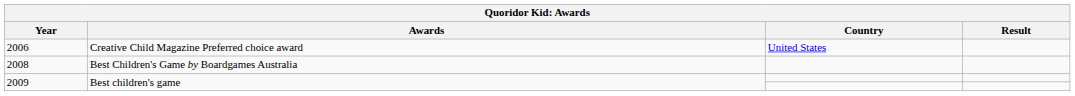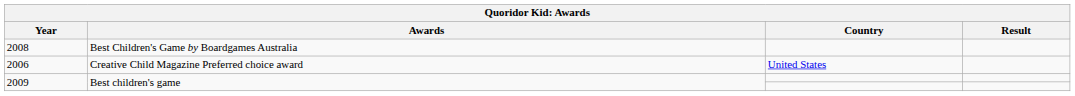rows swapped: (18, 47) <-> (18, 64)
